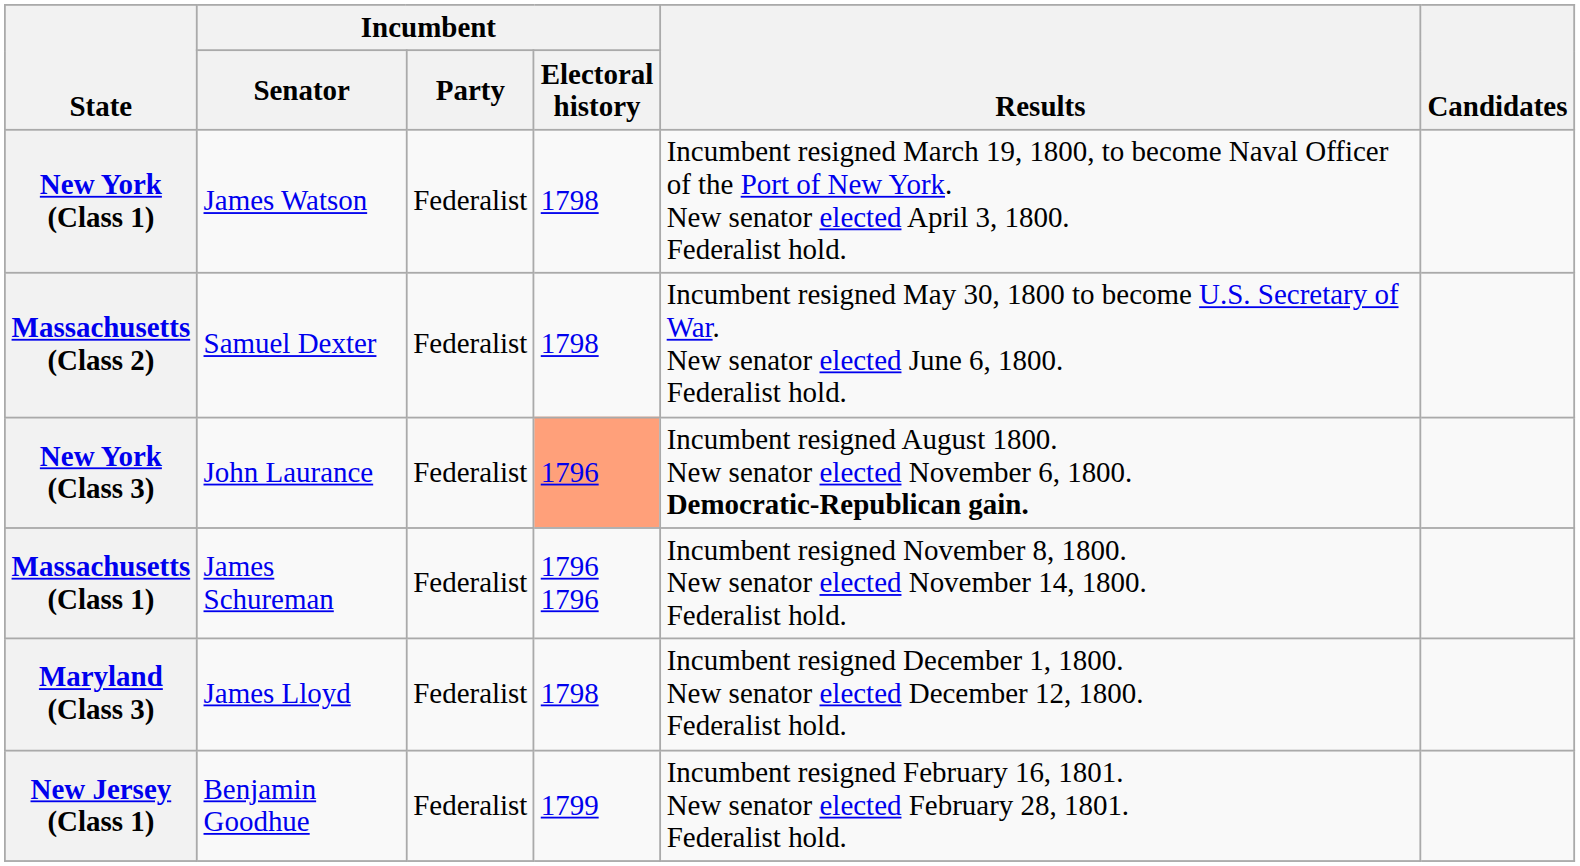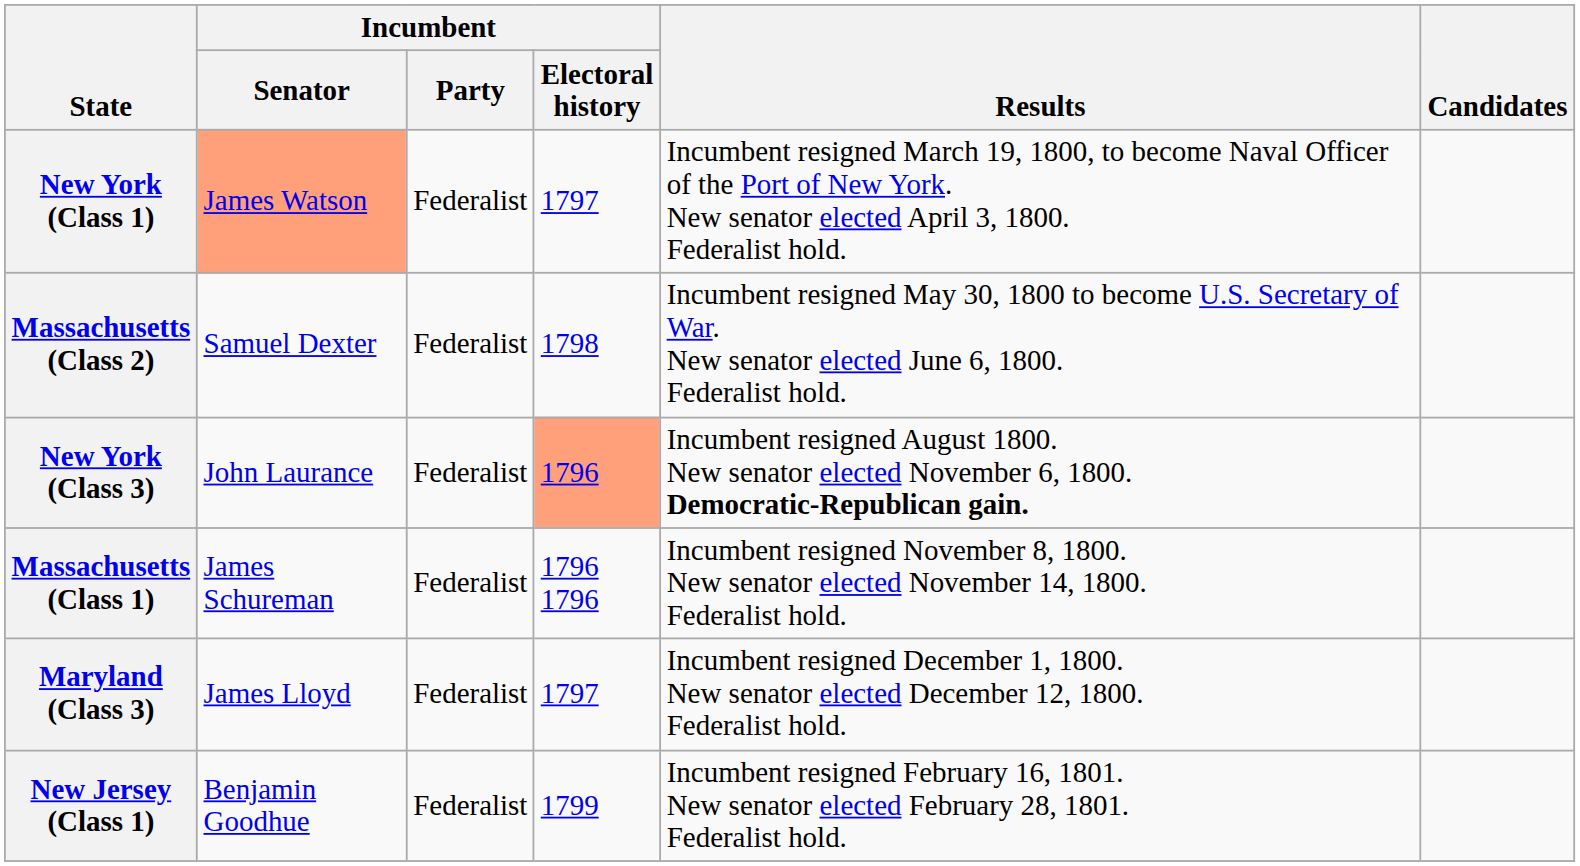(285, 200) no background -> (285, 200) lightsalmon background
(570, 200) 1798 -> (570, 200) 1797
(570, 693) 1798 -> (570, 693) 1797
